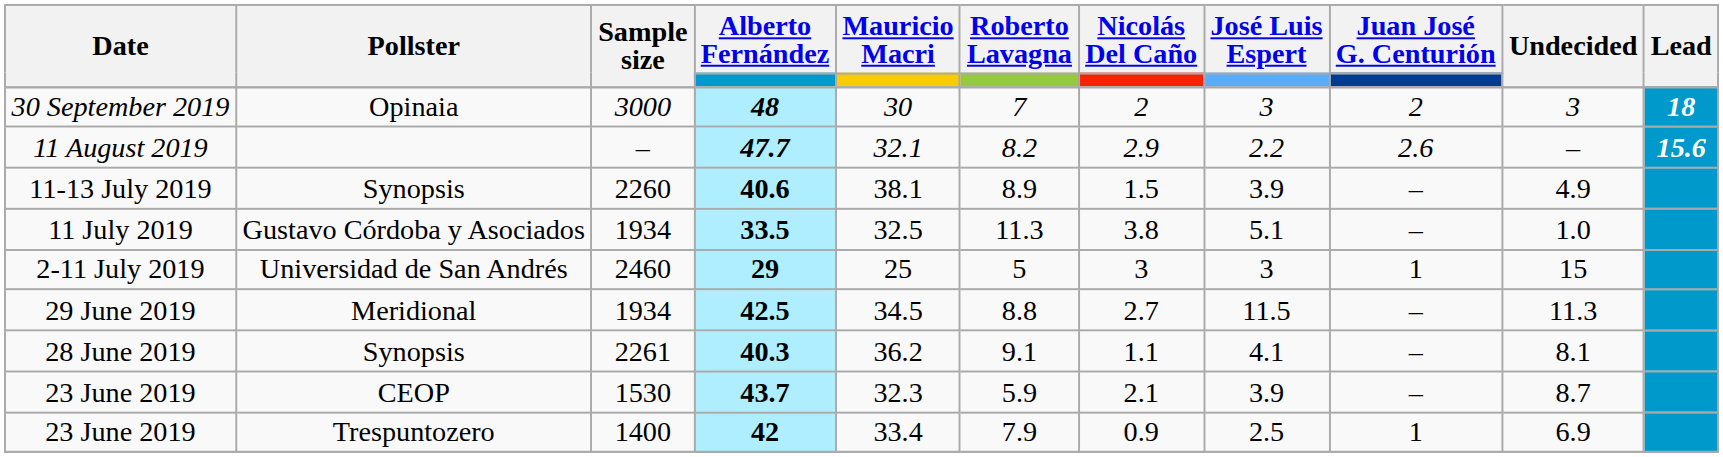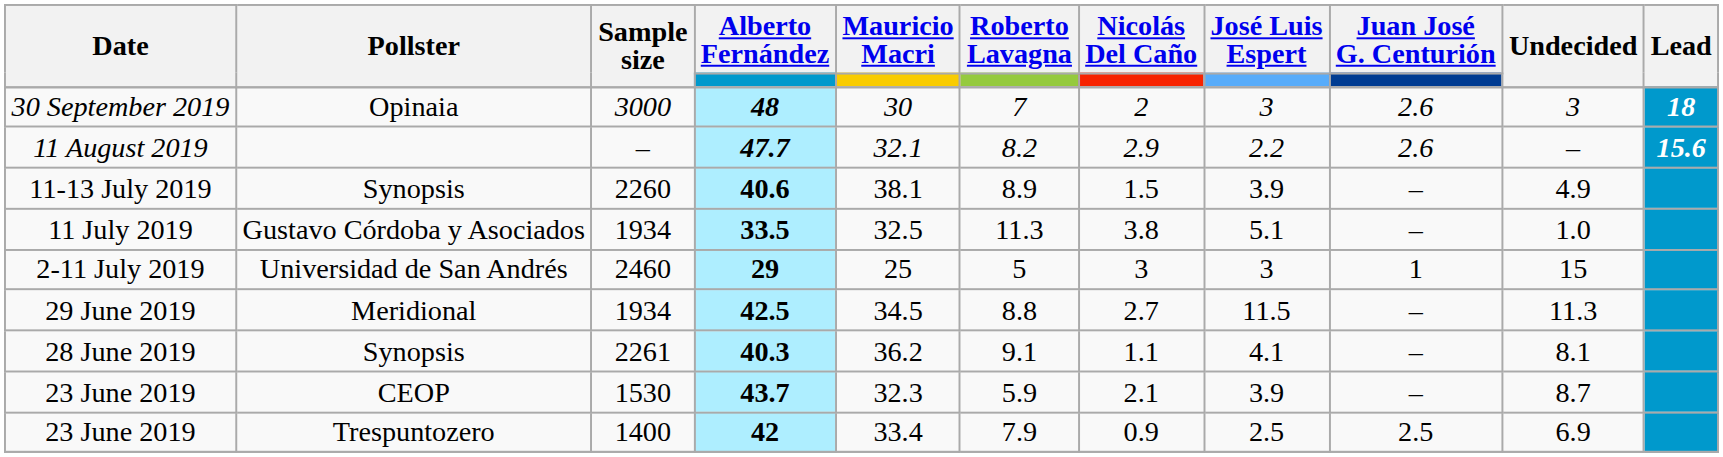(1416, 107) 2 -> (1416, 107) 2.6
(1416, 432) 1 -> (1416, 432) 2.5
